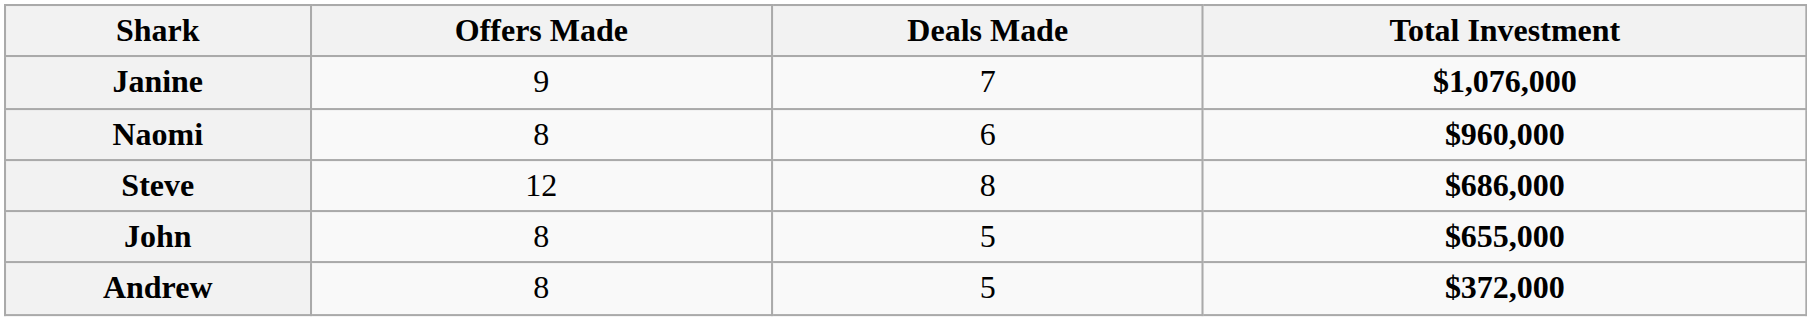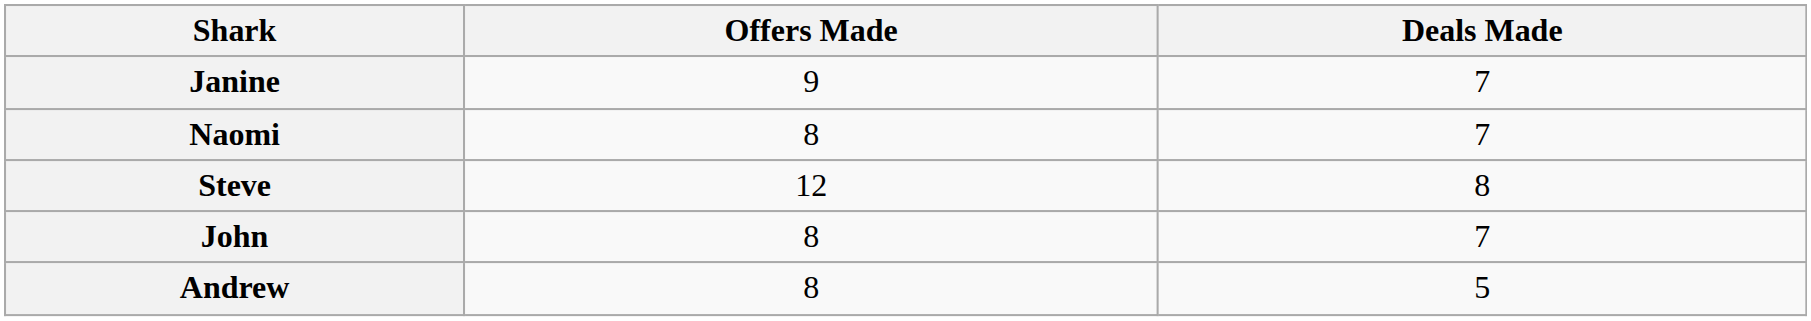- column: (1505, 29)
(988, 132) 6 -> (1482, 132) 7
(988, 235) 5 -> (1482, 235) 7
